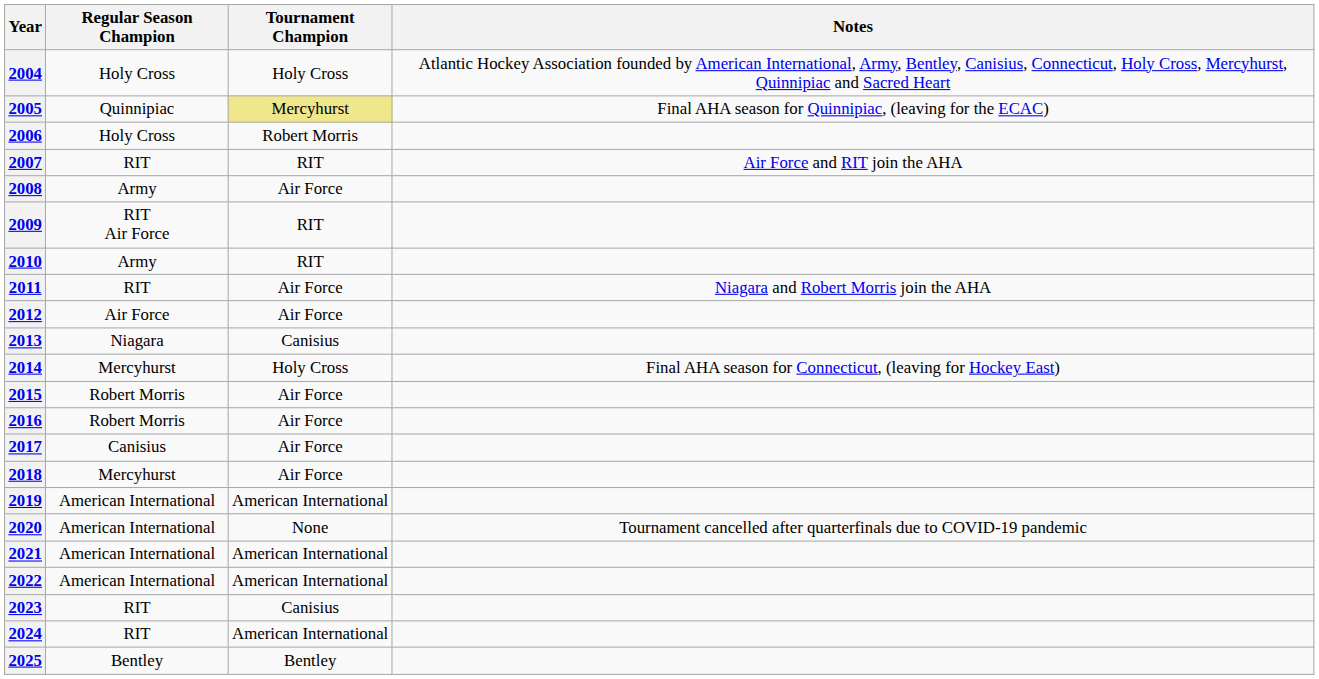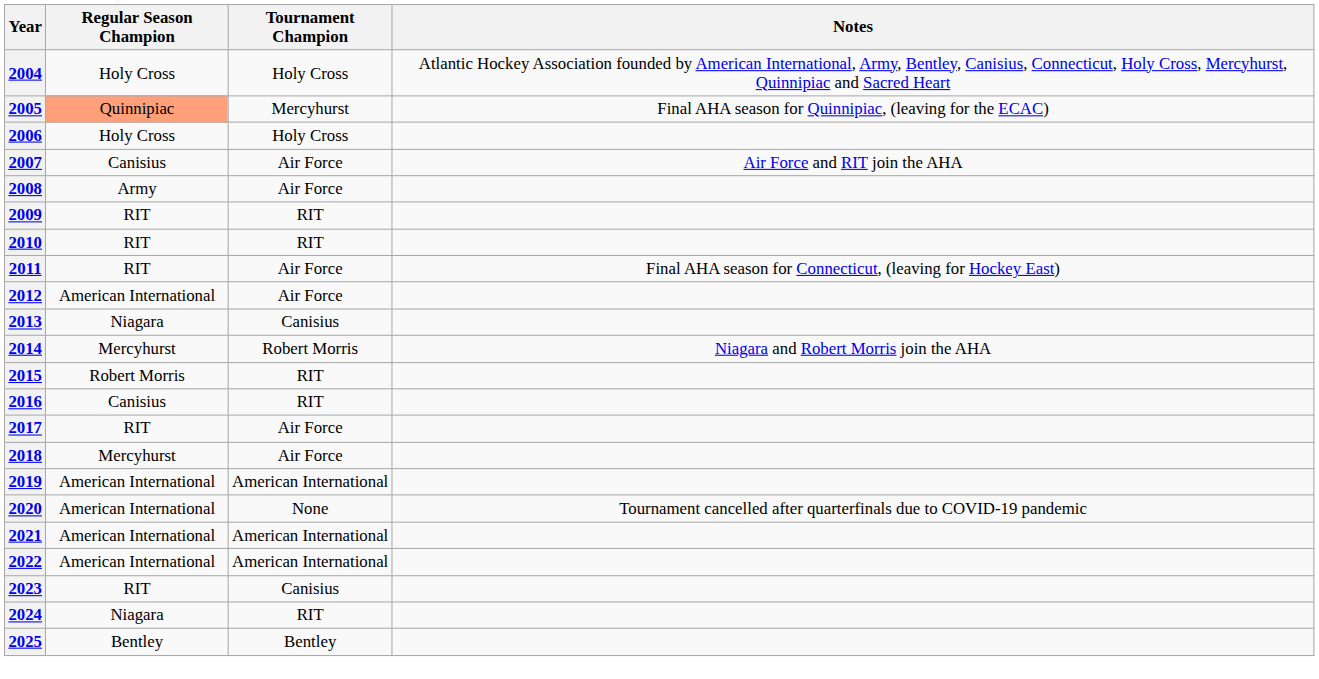(137, 108) no background -> (137, 108) lightsalmon background
(310, 108) khaki background -> (310, 108) no background
(310, 135) Robert Morris -> (310, 135) Holy Cross
(137, 162) RIT -> (137, 162) Canisius
(310, 162) RIT -> (310, 162) Air Force
(137, 224) RIT Air Force -> (137, 215) RIT
(137, 261) Army -> (137, 242) RIT
(853, 287) Niagara and Robert Morris join the AHA -> (853, 268) Final AHA season for Connecticut, (leaving for Hockey East)
(137, 314) Air Force -> (137, 295) American International
(310, 367) Holy Cross -> (310, 348) Robert Morris
(853, 367) Final AHA season for Connecticut, (leaving for Hockey East) -> (853, 348) Niagara and Robert Morris join the AHA
(310, 394) Air Force -> (310, 375) RIT
(137, 420) Robert Morris -> (137, 401) Canisius
(310, 420) Air Force -> (310, 401) RIT
(137, 447) Canisius -> (137, 428) RIT
(137, 634) RIT -> (137, 615) Niagara
(310, 634) American International -> (310, 615) RIT
